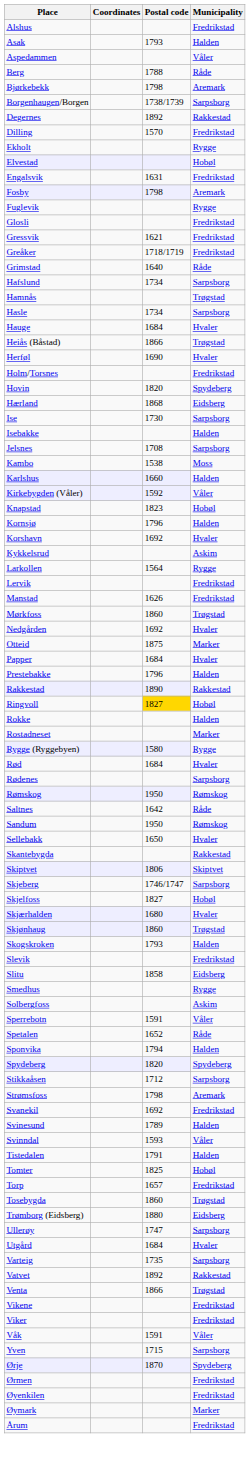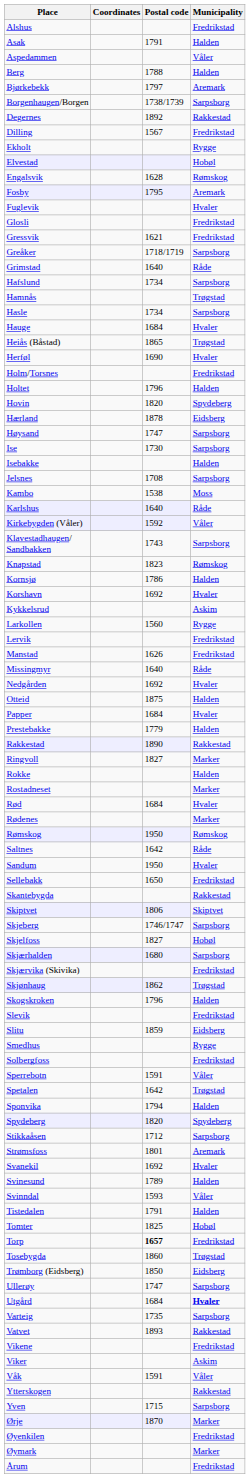(154, 42) 1793 -> (154, 42) 1791
(202, 72) Råde -> (206, 72) Halden
(154, 87) 1798 -> (154, 87) 1797
(154, 132) 1570 -> (154, 132) 1567
(154, 177) 1631 -> (154, 177) 1628
(213, 177) Fredrikstad -> (210, 177) Rømskog
(154, 192) 1798 -> (154, 192) 1795
(204, 207) Rygge -> (205, 207) Hvaler
(213, 252) Fredrikstad -> (211, 252) Sarpsborg
(154, 343) 1866 -> (154, 343) 1865
+ row: (18, 388)
(154, 403) 1868 -> (154, 418) 1878
+ row: (23, 433)
(154, 478) 1660 -> (154, 508) 1640
(206, 478) Halden -> (202, 508) Råde
+ row: (39, 543)
(204, 508) Hobøl -> (210, 564) Rømskog
(154, 523) 1796 -> (154, 579) 1786
(154, 568) 1564 -> (154, 624) 1560
+ row: (28, 669)
- row: (24, 613)
(206, 643) Marker -> (206, 699) Halden
(154, 673) 1796 -> (154, 729) 1779
(154, 703) gold background -> (154, 759) no background
(204, 703) Hobøl -> (206, 759) Marker
- row: (43, 749)
(211, 779) Sarpsborg -> (206, 819) Marker
(210, 824) Rømskog -> (205, 865) Hvaler
(205, 839) Hvaler -> (213, 880) Fredrikstad
(205, 914) Hvaler -> (211, 955) Sarpsborg
+ row: (43, 970)
(154, 929) 1860 -> (154, 985) 1862
(154, 944) 1793 -> (154, 1000) 1796
(154, 974) 1858 -> (154, 1030) 1859
(205, 1004) Askim -> (213, 1060) Fredrikstad
(154, 1034) 1652 -> (154, 1090) 1642
(202, 1034) Råde -> (209, 1090) Trøgstad
(154, 1094) 1798 -> (154, 1150) 1801
(213, 1109) Fredrikstad -> (205, 1165) Hvaler
(154, 1185) normal -> (154, 1241) bold
(154, 1215) 1880 -> (154, 1271) 1850
(205, 1245) normal -> (206, 1301) bold
(154, 1275) 1892 -> (154, 1331) 1893
- row: (17, 1290)
(213, 1320) Fredrikstad -> (205, 1361) Askim
+ row: (29, 1391)
(212, 1365) Spydeberg -> (206, 1421) Marker
- row: (19, 1380)
